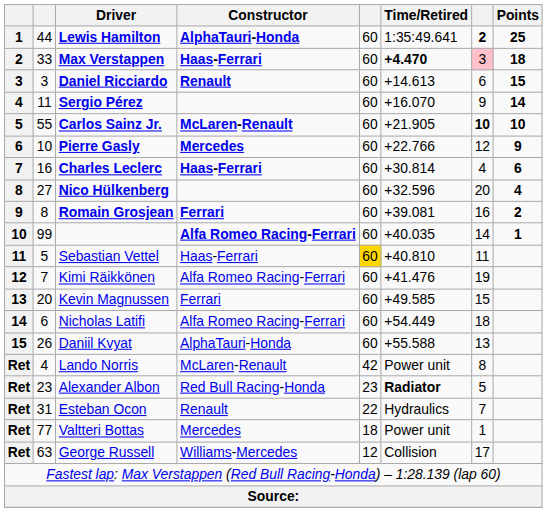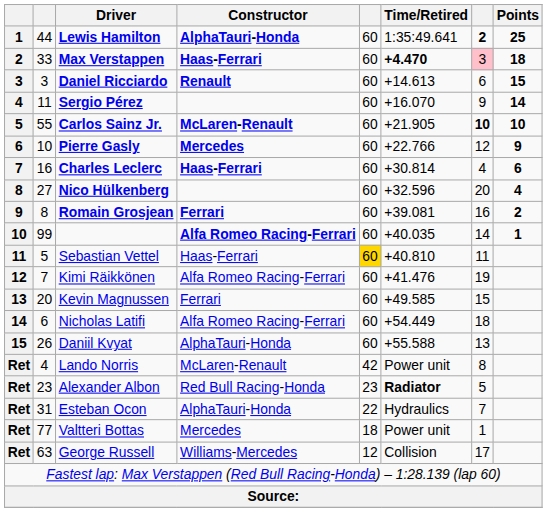(204, 409) Renault -> (236, 409) AlphaTauri-Honda
